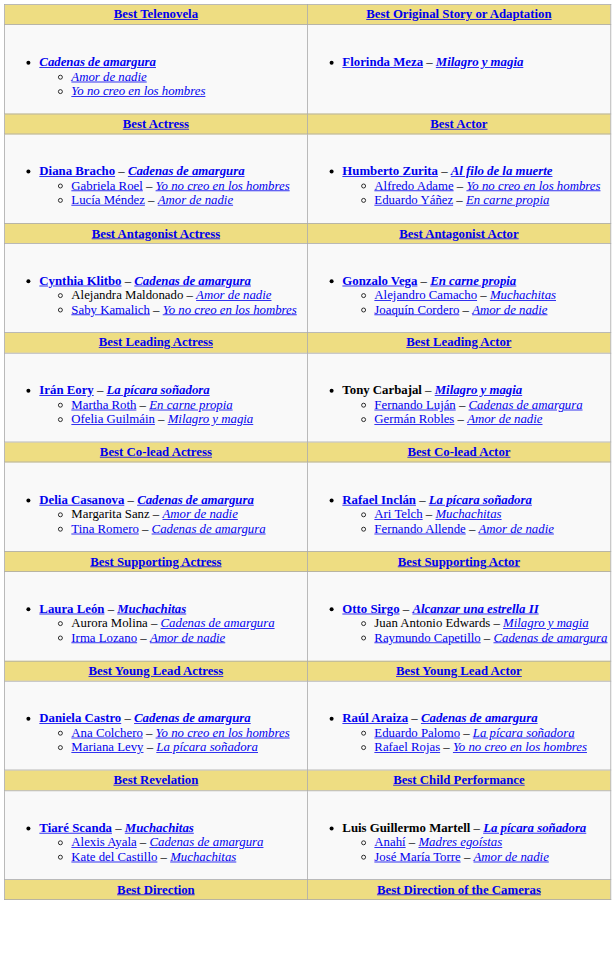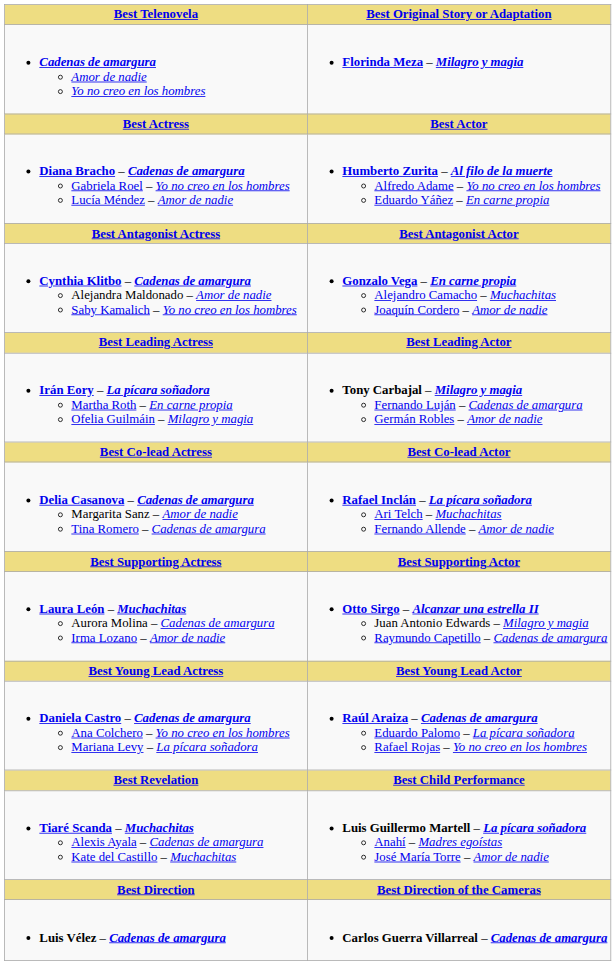+ row: (156, 937)
